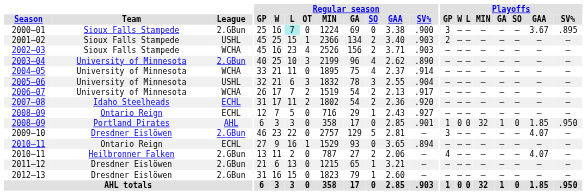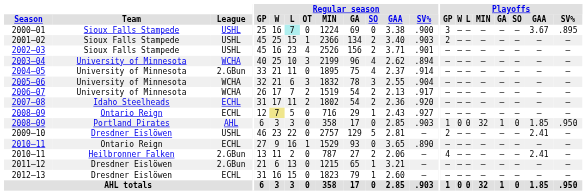(231, 30) 2.GBun -> (231, 30) USHL
(231, 51) WCHA -> (231, 51) USHL
(424, 51) .903 -> (424, 51) .901
(231, 61) 2.GBun -> (231, 61) WCHA
(424, 61) .890 -> (424, 61) .894
(231, 71) WCHA -> (231, 71) 2.GBun
(231, 82) USHL -> (231, 82) WCHA
(277, 113) no background -> (277, 113) khaki background
(424, 123) .901 -> (424, 123) .903
(231, 134) 2.GBun -> (231, 134) USHL
(448, 134) 3 -> (448, 134) 2
(539, 134) 4.07 -> (539, 134) 2.41
(424, 144) .894 -> (424, 144) .890
(539, 154) 4.07 -> (539, 154) 2.41
(231, 175) 2.GBun -> (231, 175) ECHL
